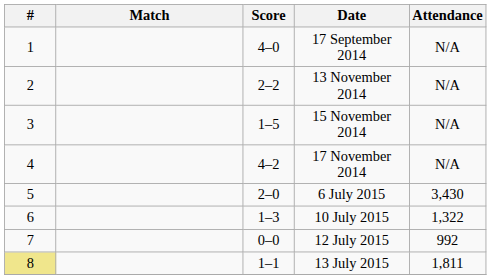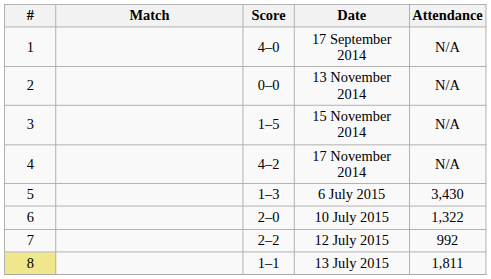(269, 85) 2–2 -> (269, 85) 0–0
(269, 194) 2–0 -> (269, 194) 1–3
(269, 217) 1–3 -> (269, 217) 2–0
(269, 240) 0–0 -> (269, 240) 2–2
